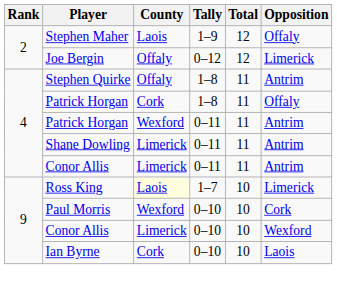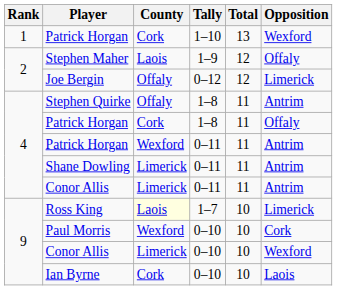+ row: (87, 36)
